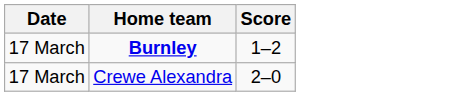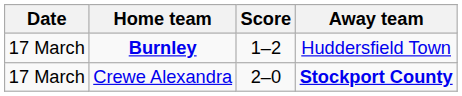+ column: (376, 18)
